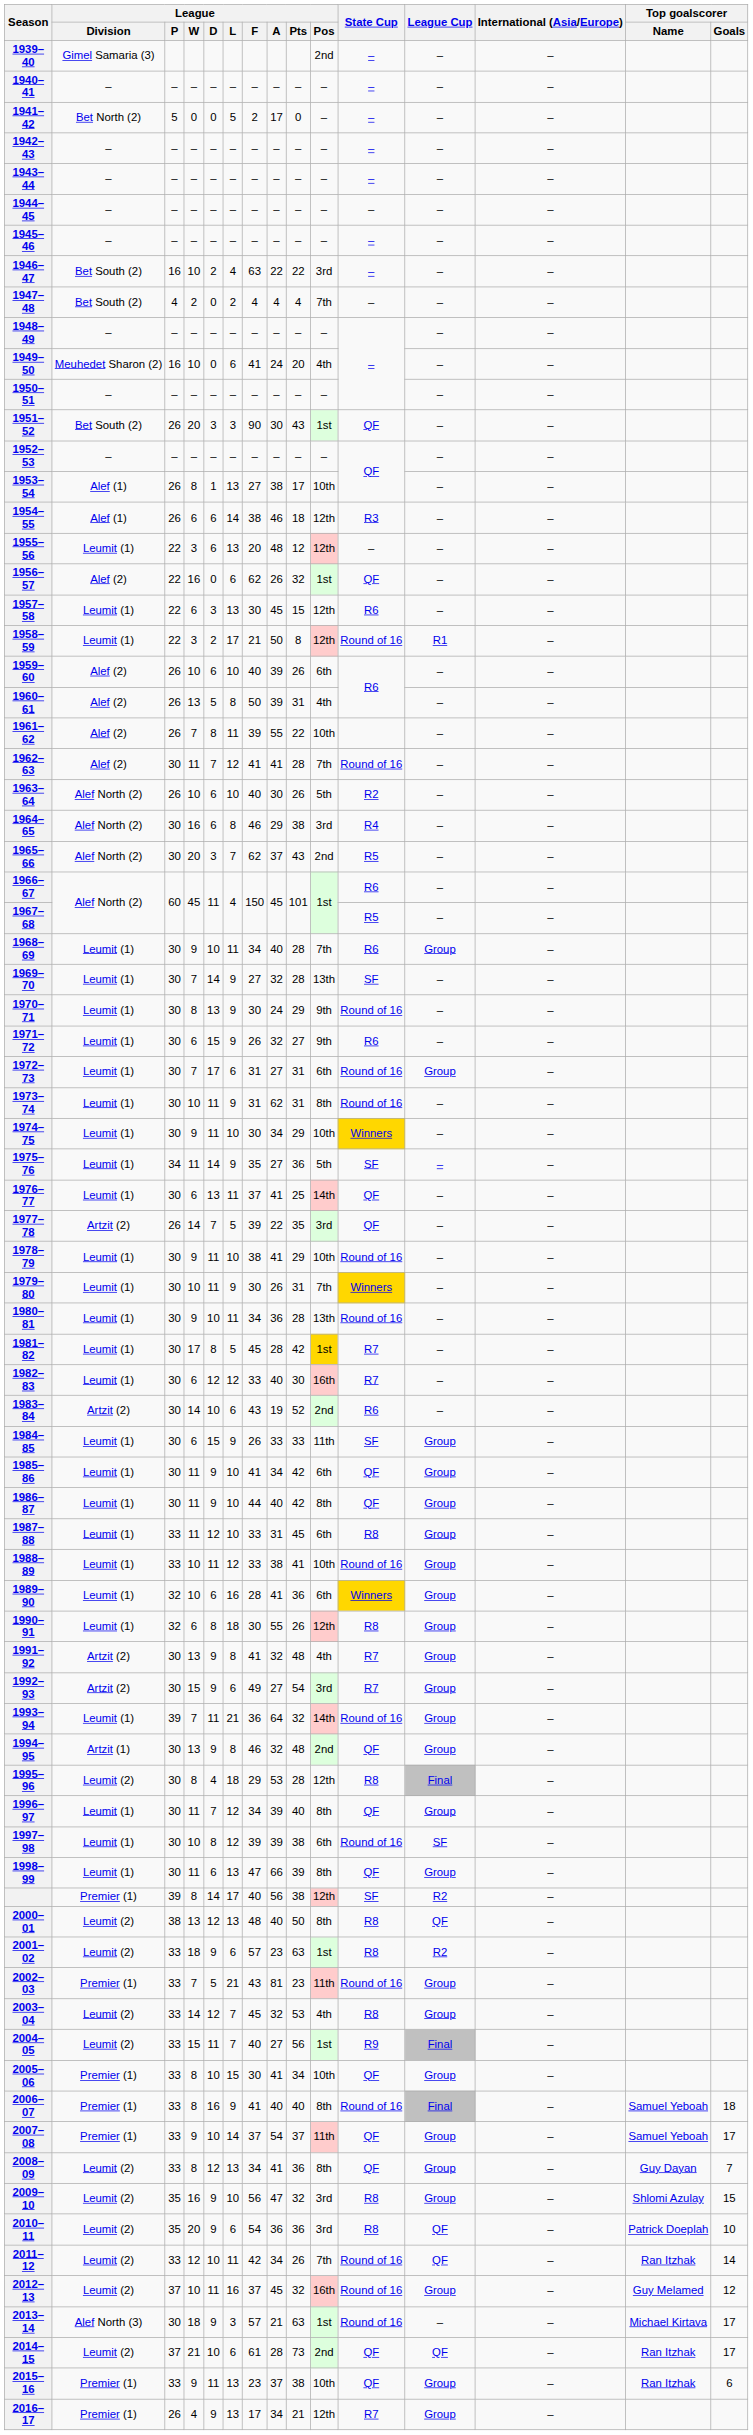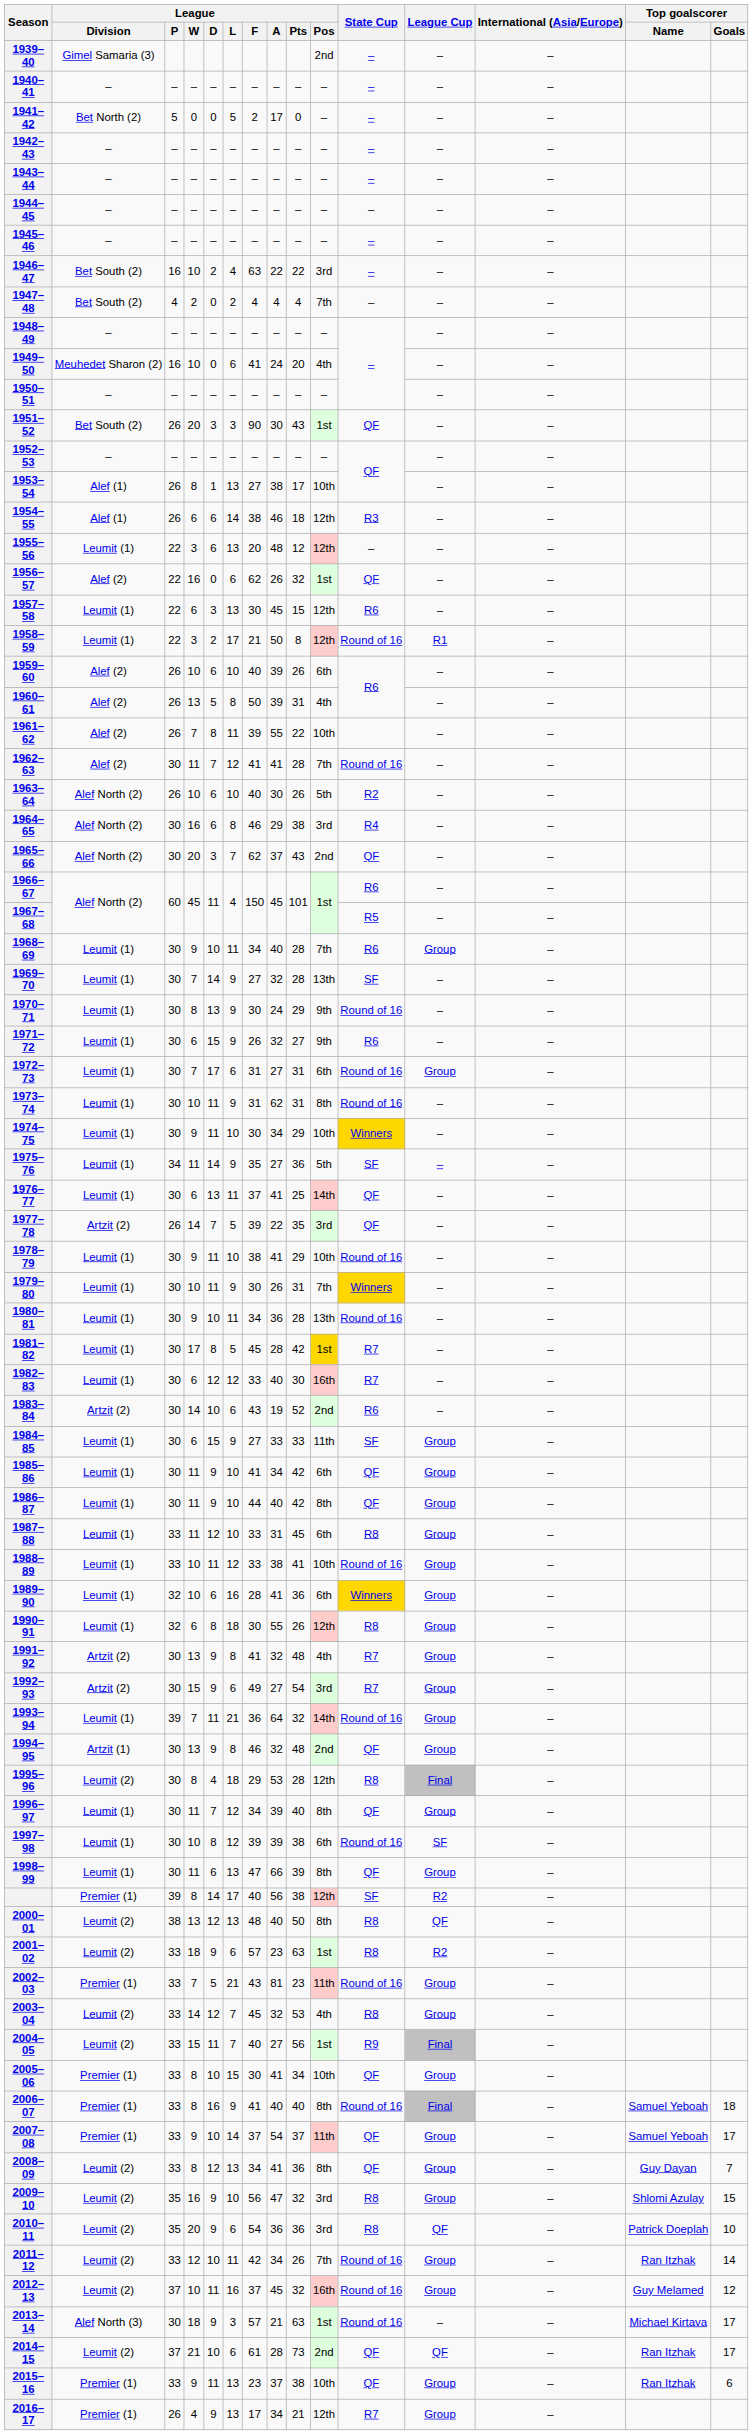(371, 856) R5 -> (371, 856) QF
(255, 1441) 26 -> (255, 1441) 27
(440, 2260) QF -> (440, 2260) Group
